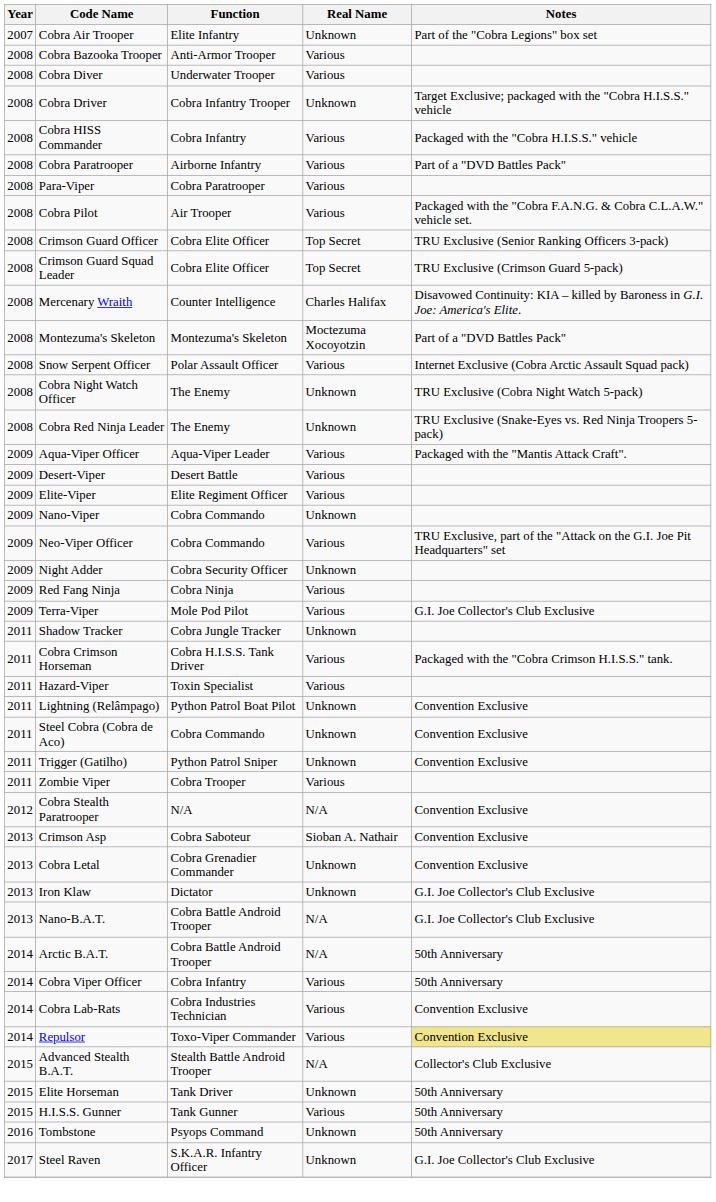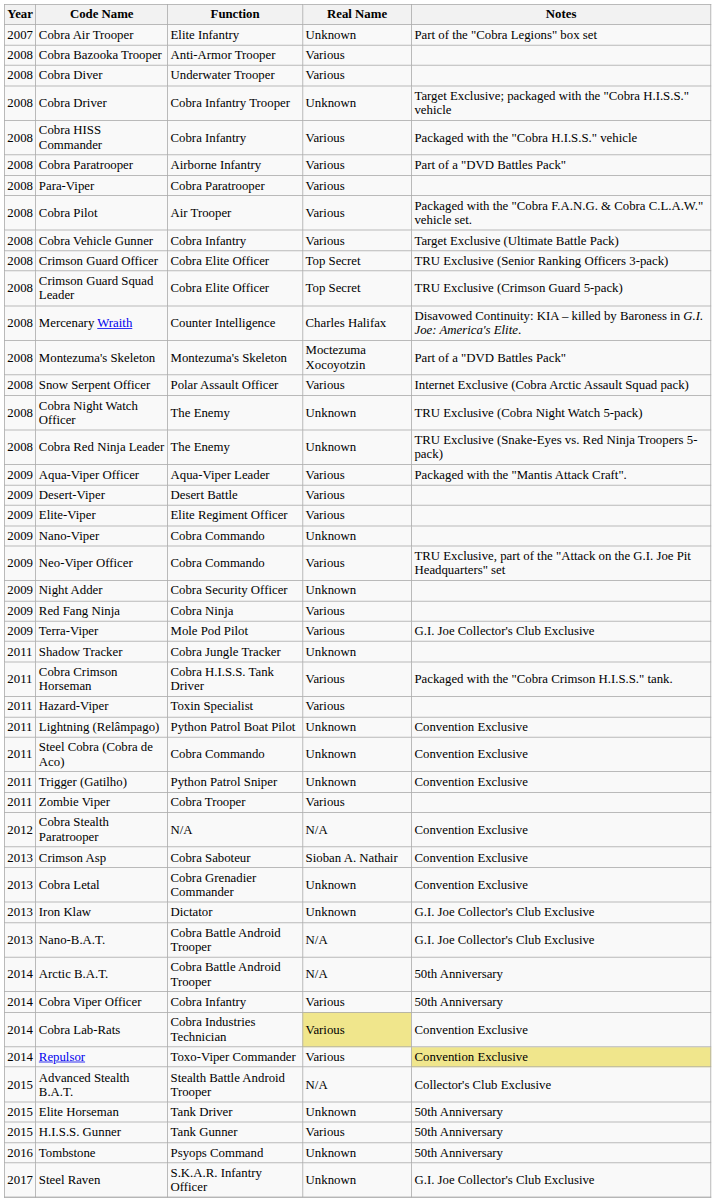+ row: (96, 240)
(325, 1009) no background -> (325, 1029) khaki background
